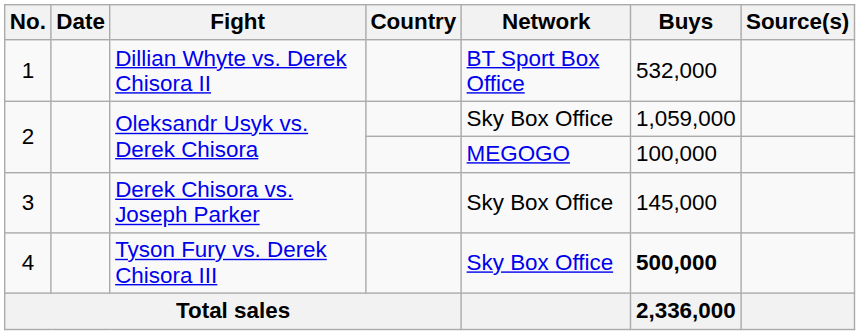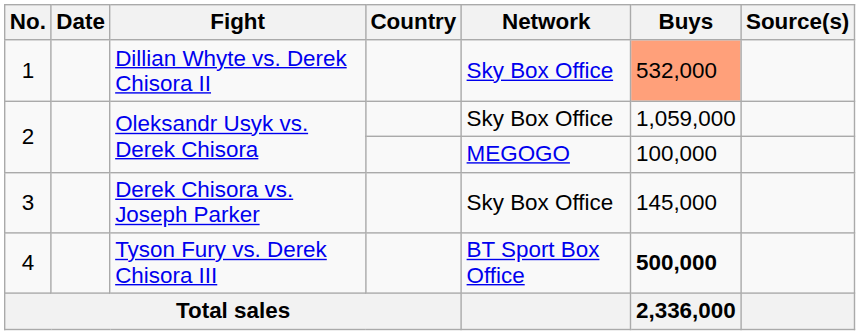(533, 70) BT Sport Box Office -> (540, 70) Sky Box Office
(677, 70) no background -> (677, 70) lightsalmon background
(540, 262) Sky Box Office -> (533, 262) BT Sport Box Office
